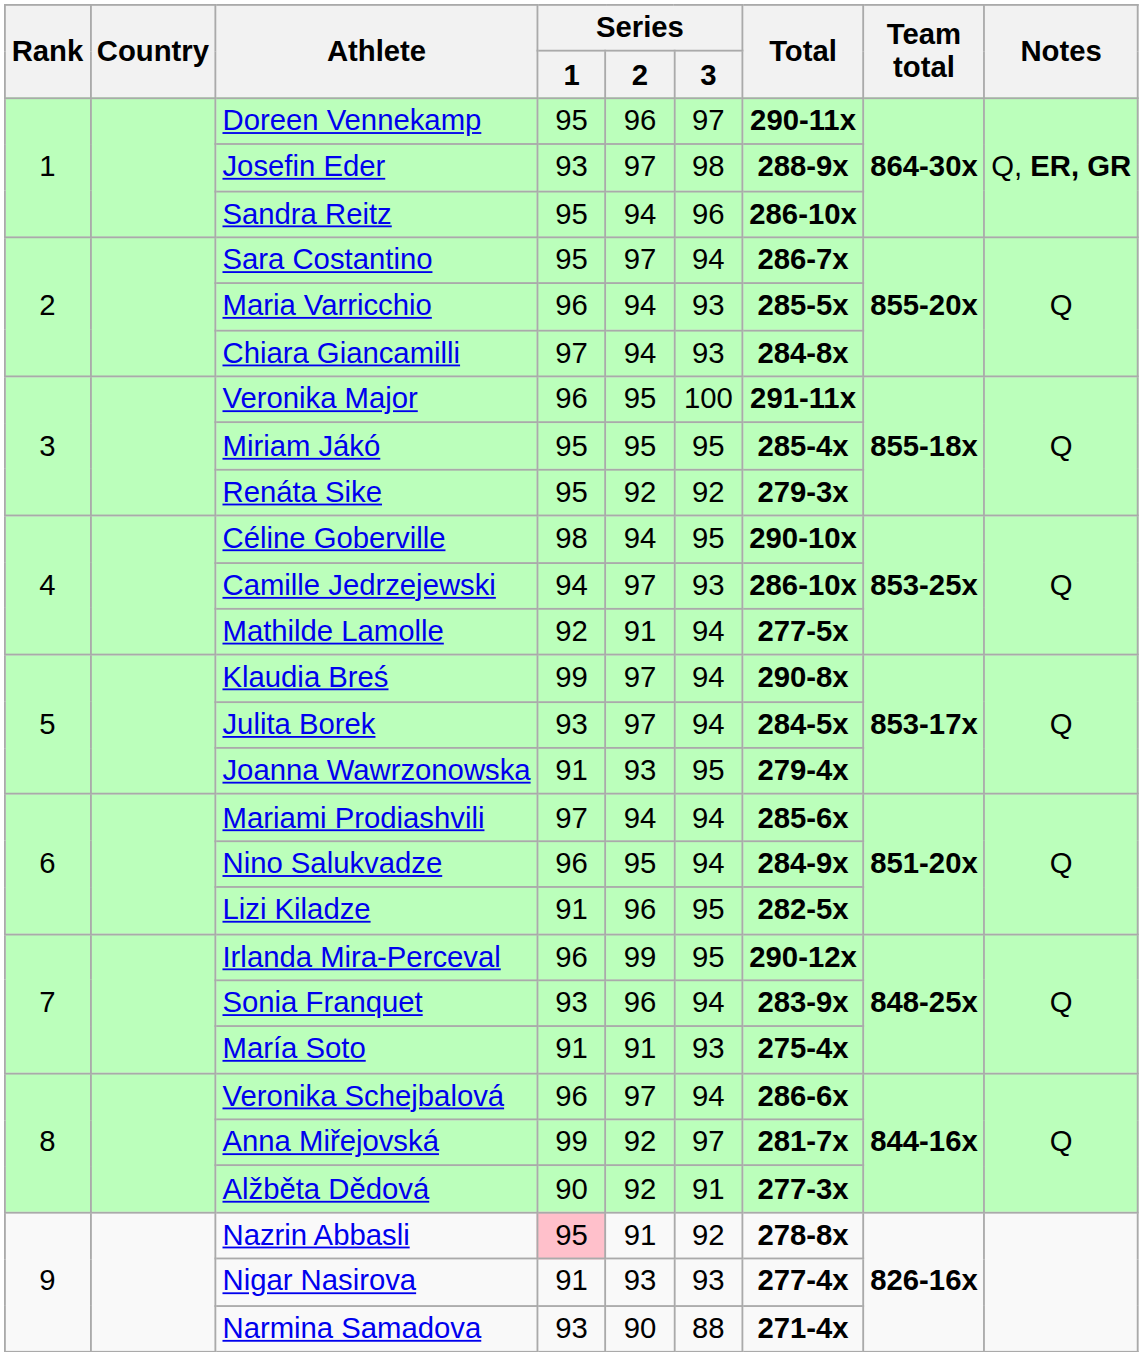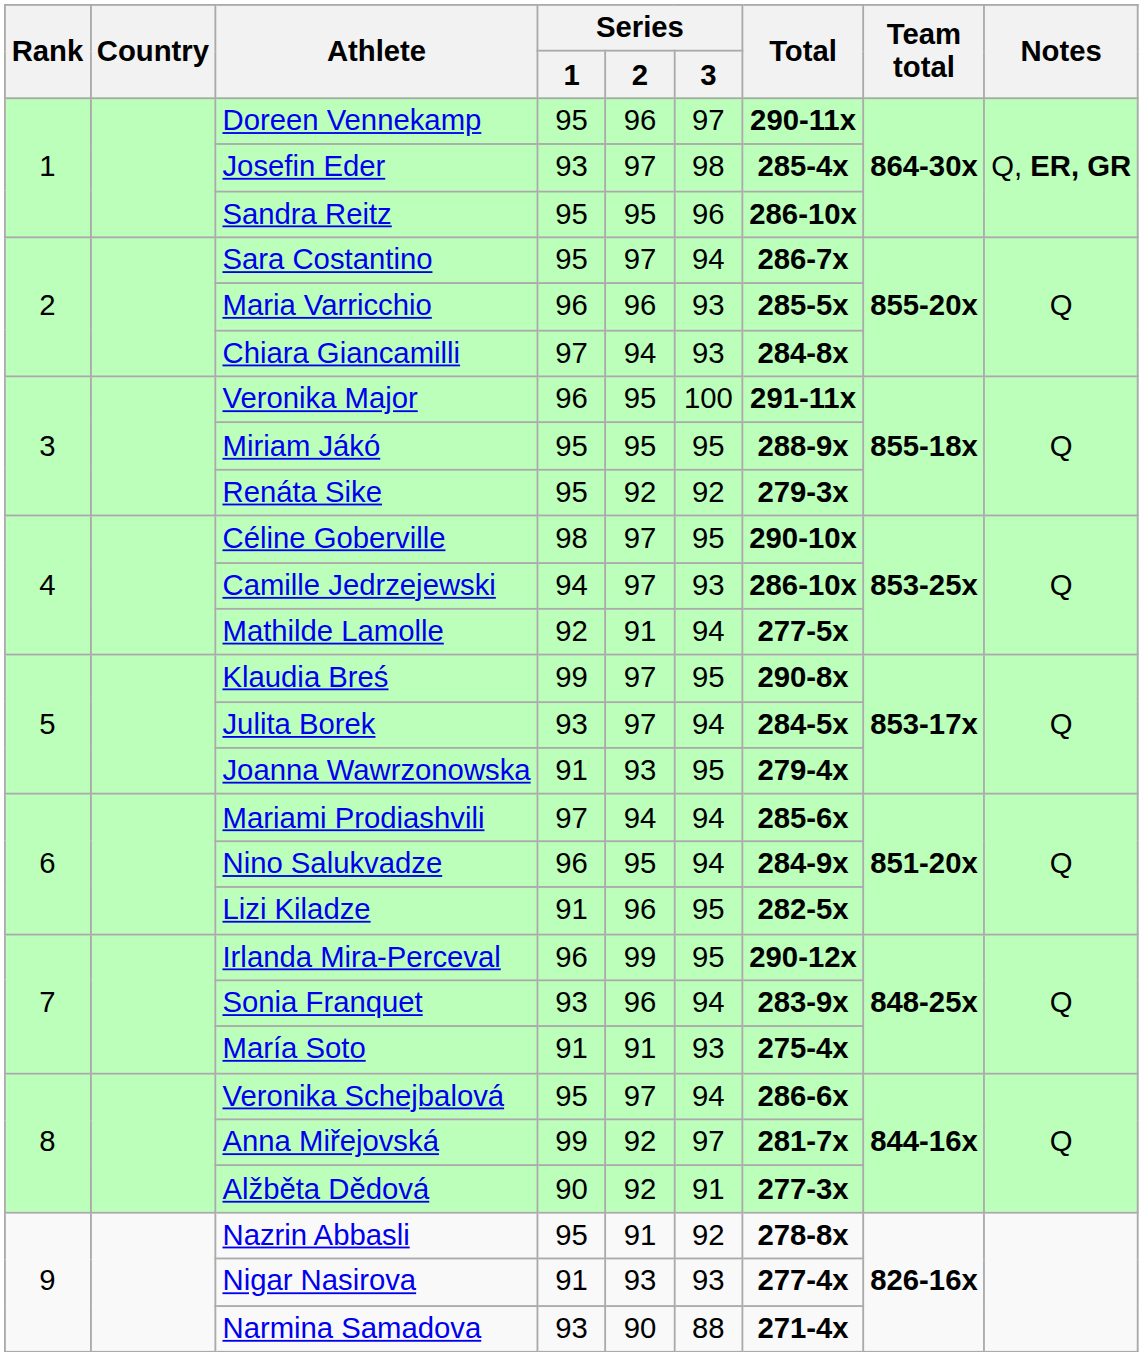(803, 167) 288-9x -> (803, 167) 285-4x
(640, 213) 94 -> (640, 213) 95
(640, 306) 94 -> (640, 306) 96
(803, 445) 285-4x -> (803, 445) 288-9x
(640, 538) 94 -> (640, 538) 97
(708, 677) 94 -> (708, 677) 95
(572, 1095) 96 -> (572, 1095) 95
(572, 1235) pink background -> (572, 1235) no background
